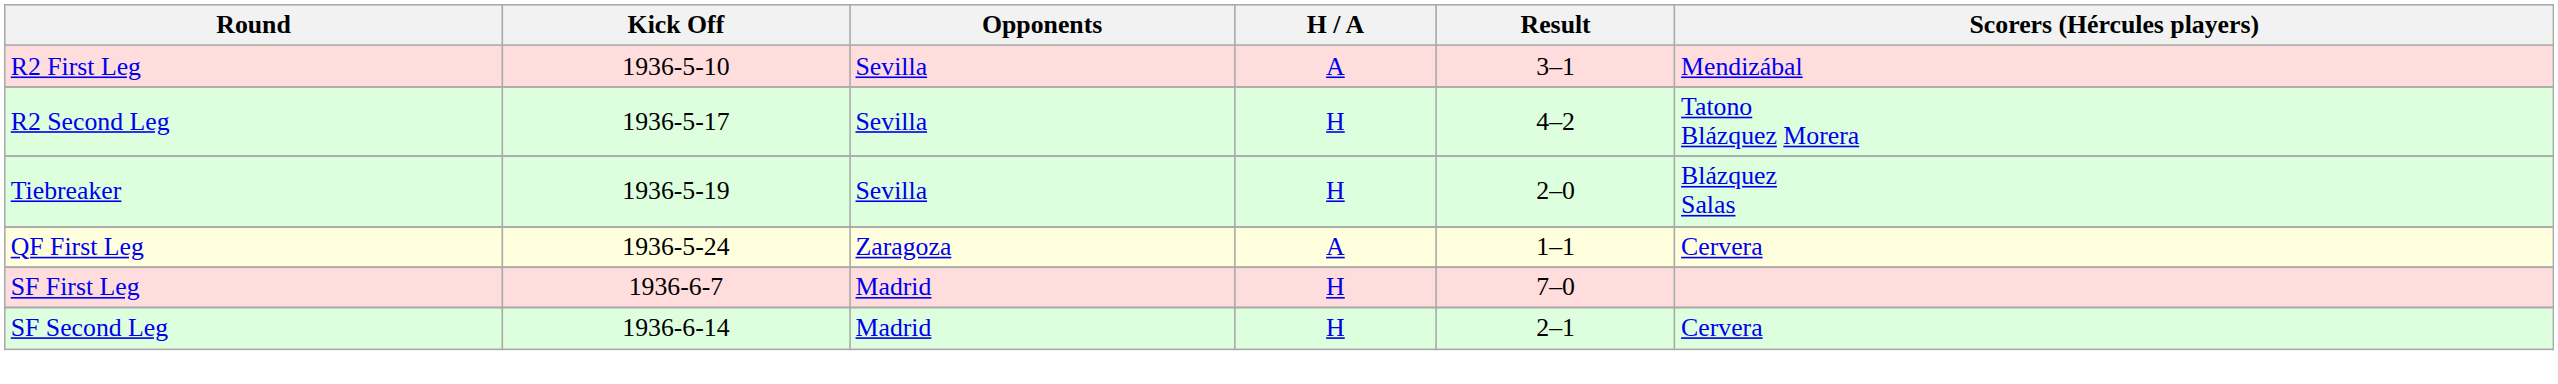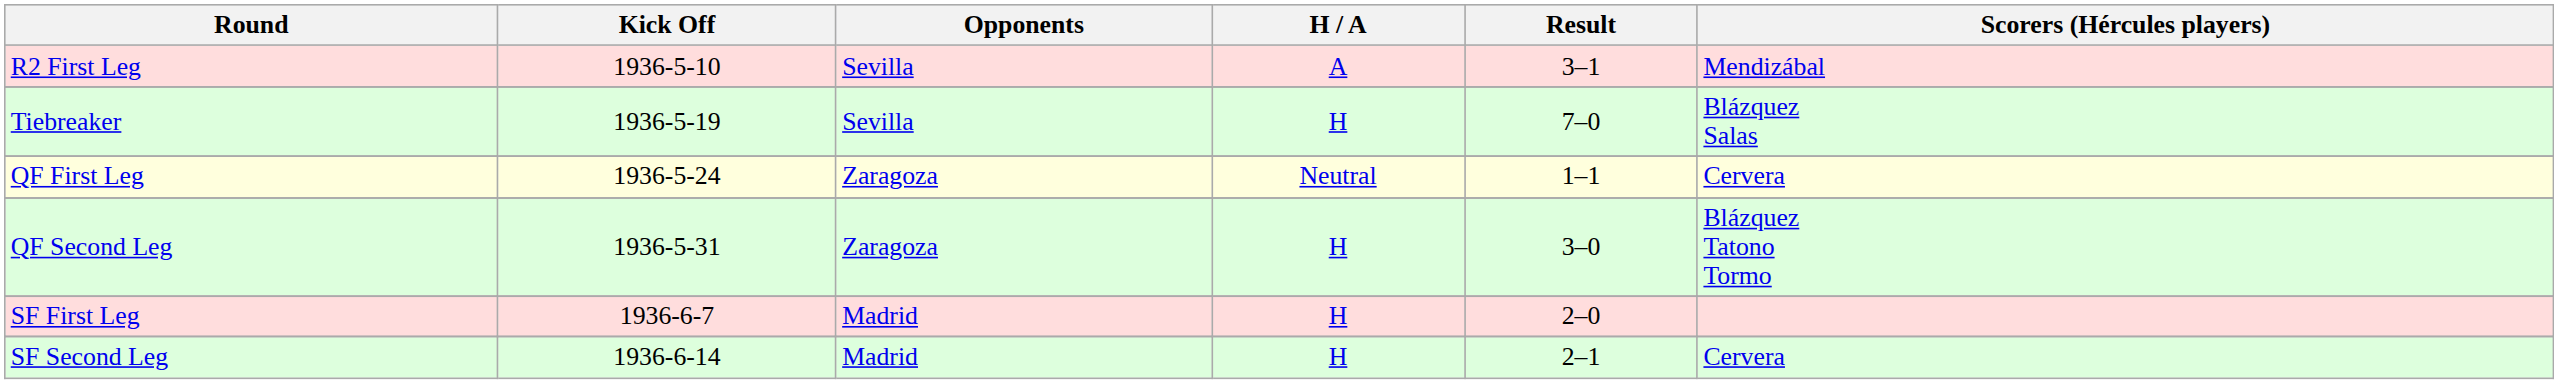- row: (90, 121)
(1556, 190) 2–0 -> (1581, 121) 7–0
(1335, 246) A -> (1338, 176) Neutral
+ row: (92, 246)
(1556, 287) 7–0 -> (1581, 316) 2–0
